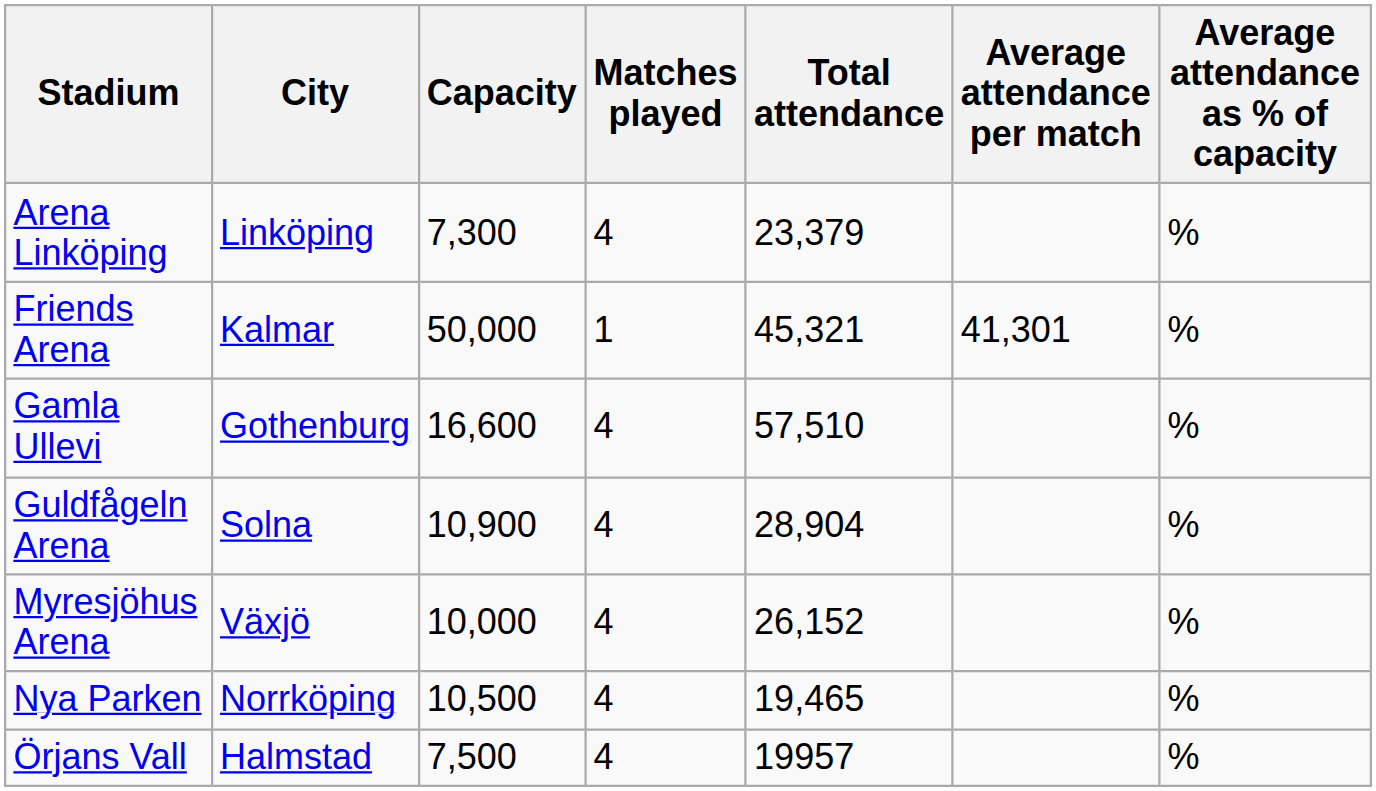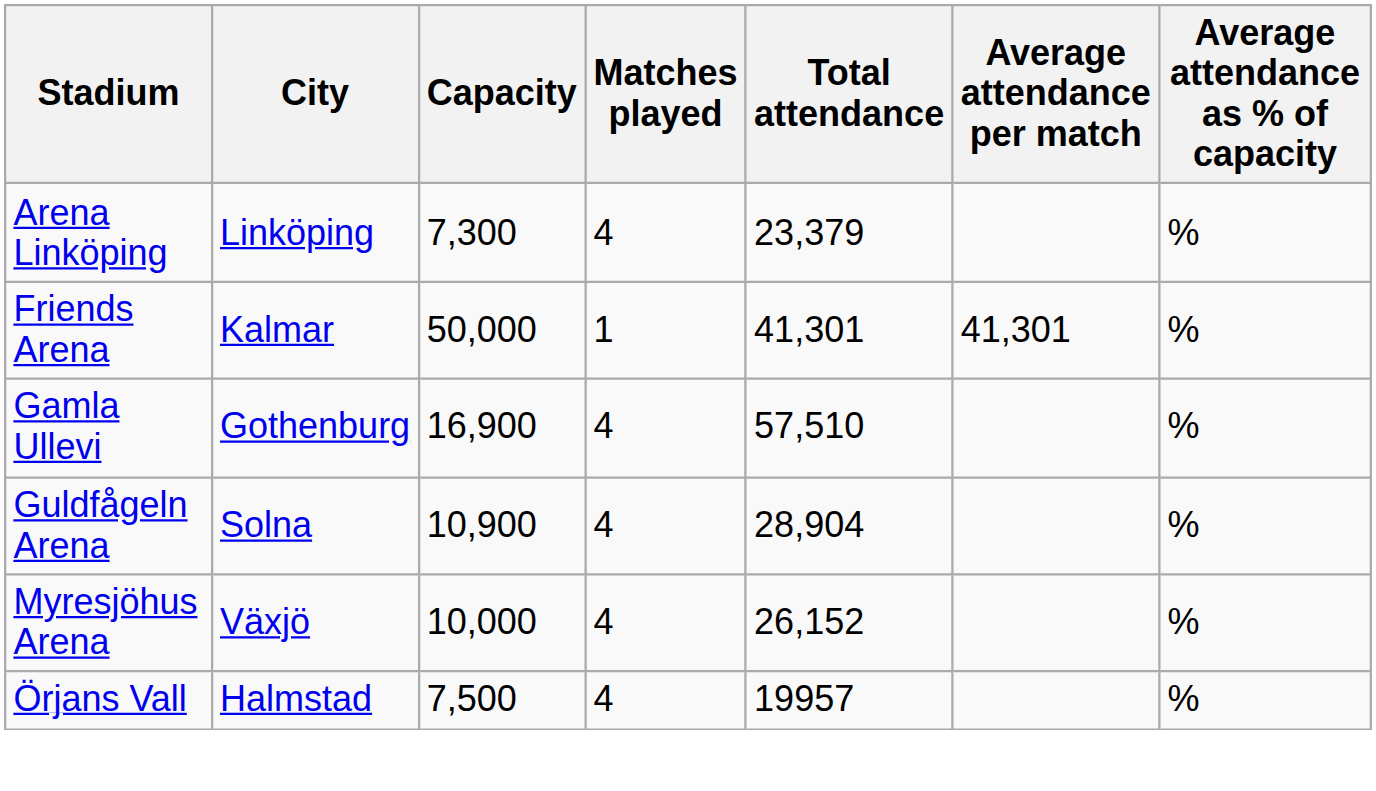(809, 329) 45,321 -> (809, 329) 41,301
(482, 427) 16,600 -> (482, 427) 16,900
- row: (107, 699)
